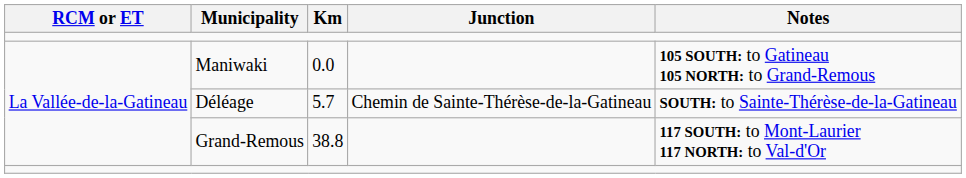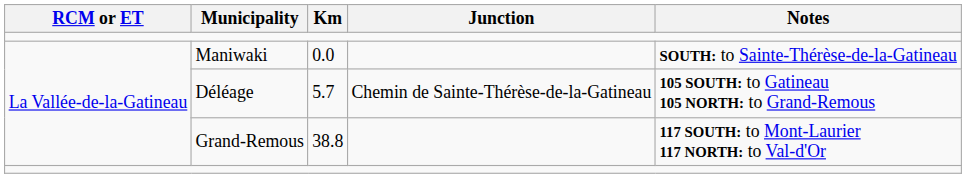(767, 64) 105 SOUTH: to Gatineau 105 NORTH: to Grand-Remous -> (808, 54) SOUTH: to Sainte-Thérèse-de-la-Gatineau
(808, 103) SOUTH: to Sainte-Thérèse-de-la-Gatineau -> (767, 93) 105 SOUTH: to Gatineau 105 NORTH: to Grand-Remous
